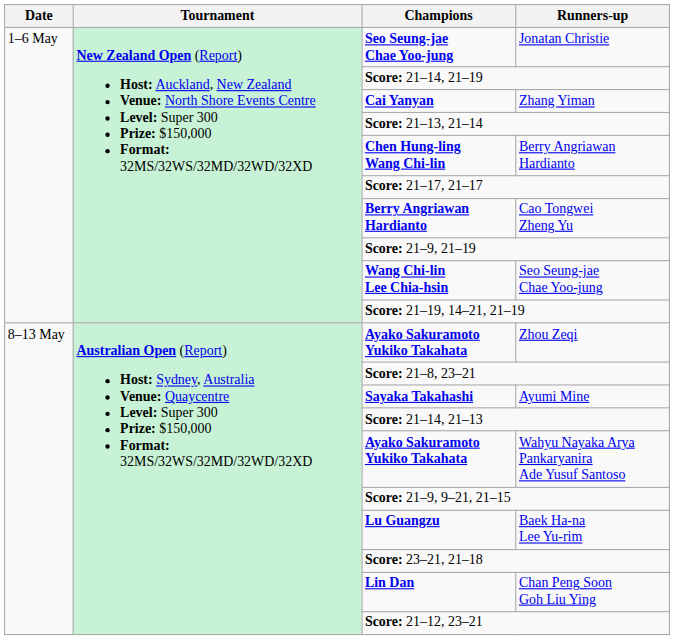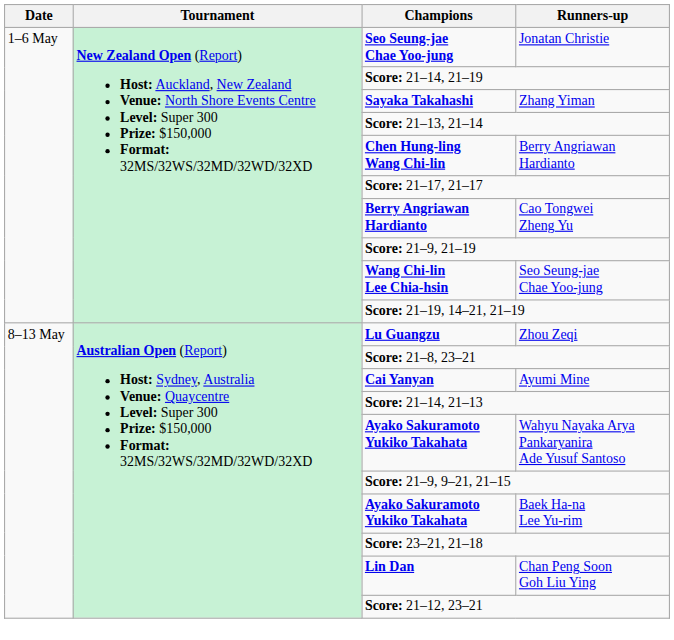(399, 101) Cai Yanyan -> (419, 101) Sayaka Takahashi
(422, 342) Ayako Sakuramoto Yukiko Takahata -> (402, 334) Lu Guangzu
(419, 396) Sayaka Takahashi -> (399, 380) Cai Yanyan
(402, 521) Lu Guangzu -> (422, 512) Ayako Sakuramoto Yukiko Takahata
